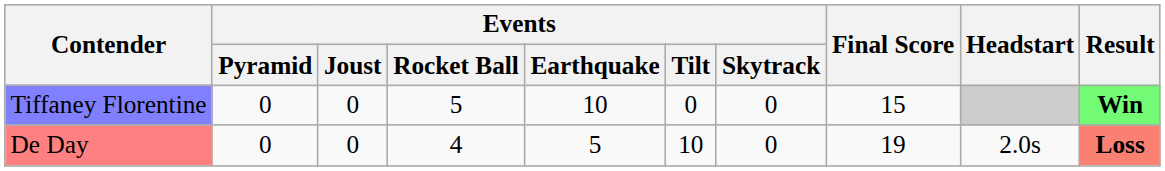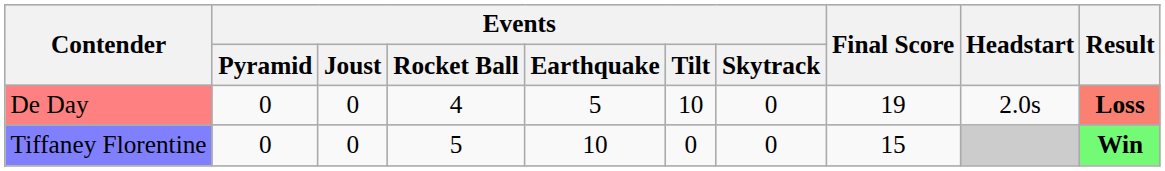rows swapped: (50, 144) <-> (109, 104)
